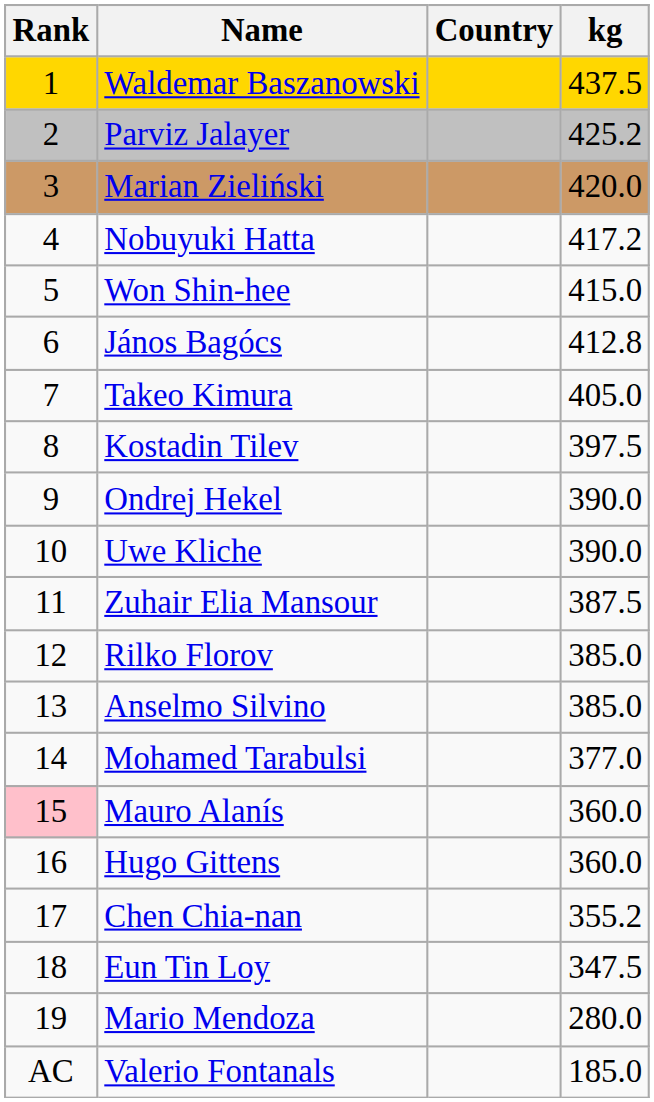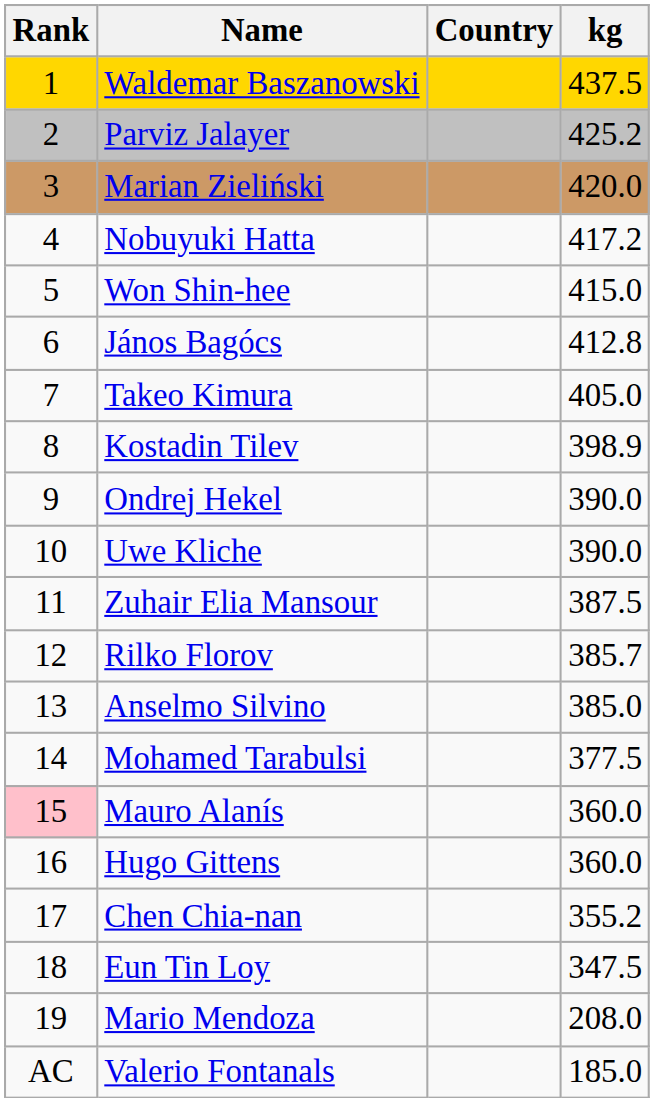(605, 446) 397.5 -> (605, 446) 398.9
(605, 654) 385.0 -> (605, 654) 385.7
(605, 758) 377.0 -> (605, 758) 377.5
(605, 1018) 280.0 -> (605, 1018) 208.0
